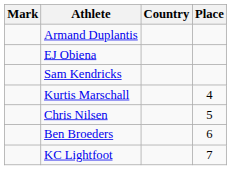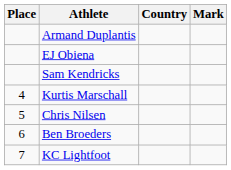columns swapped: (209, 14) <-> (23, 14)
